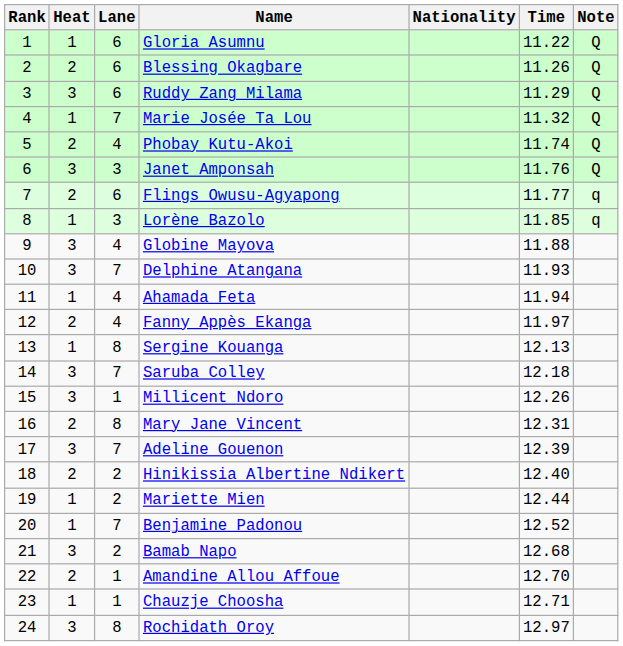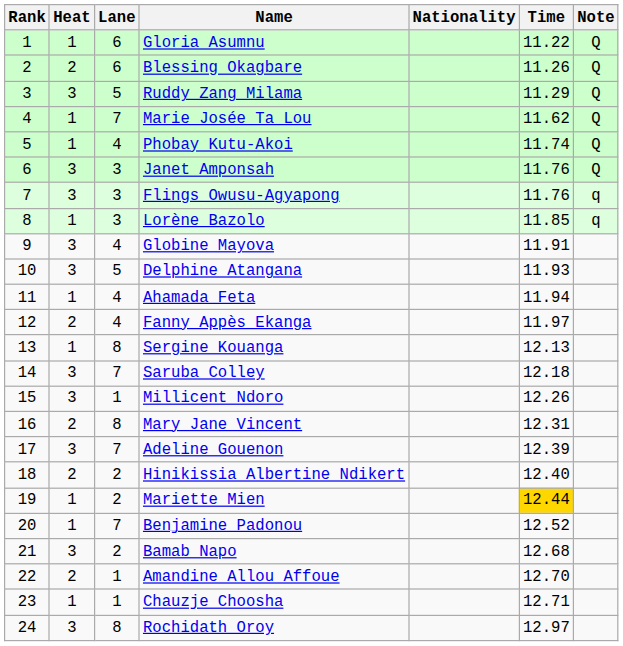(117, 94) 6 -> (117, 94) 5
(546, 119) 11.32 -> (546, 119) 11.62
(72, 144) 2 -> (72, 144) 1
(72, 195) 2 -> (72, 195) 3
(117, 195) 6 -> (117, 195) 3
(546, 195) 11.77 -> (546, 195) 11.76
(546, 246) 11.88 -> (546, 246) 11.91
(117, 272) 7 -> (117, 272) 5
(546, 500) no background -> (546, 500) gold background
